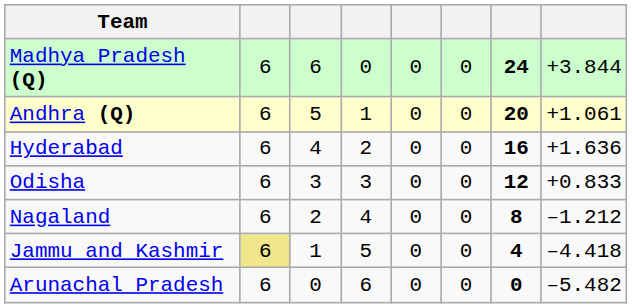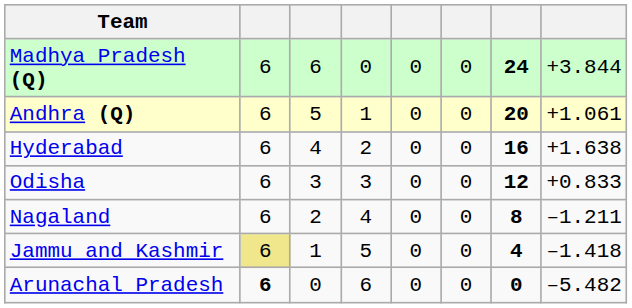(584, 148) +1.636 -> (584, 148) +1.638
(584, 217) –1.212 -> (584, 217) –1.211
(584, 251) –4.418 -> (584, 251) –1.418
(265, 285) normal -> (265, 285) bold
